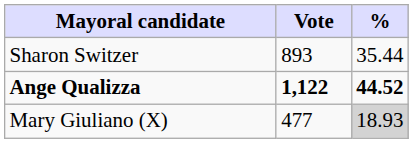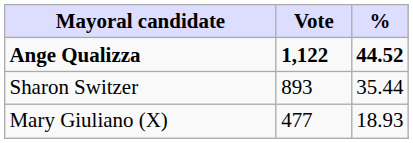rows swapped: (75, 87) <-> (74, 54)
(380, 120) lightgrey background -> (380, 120) no background
